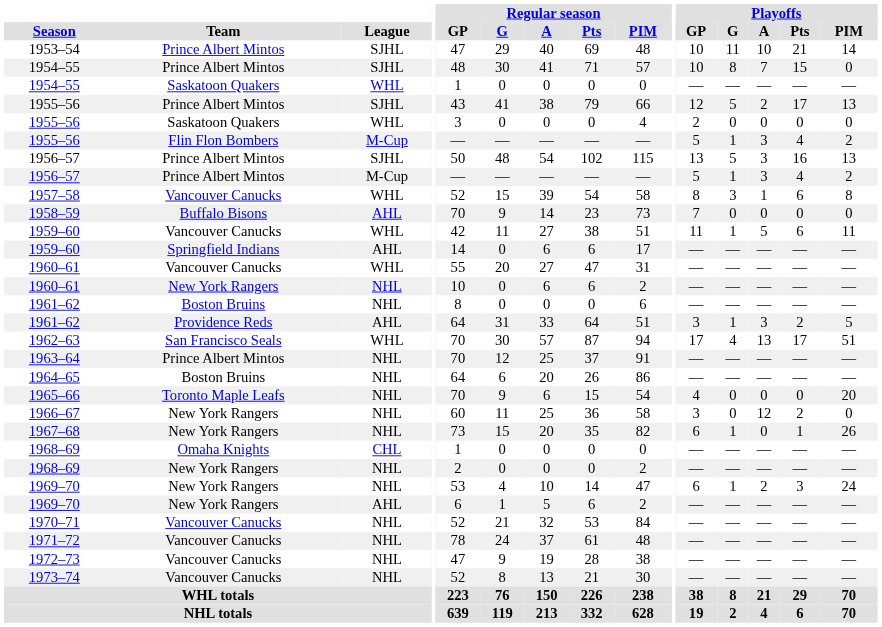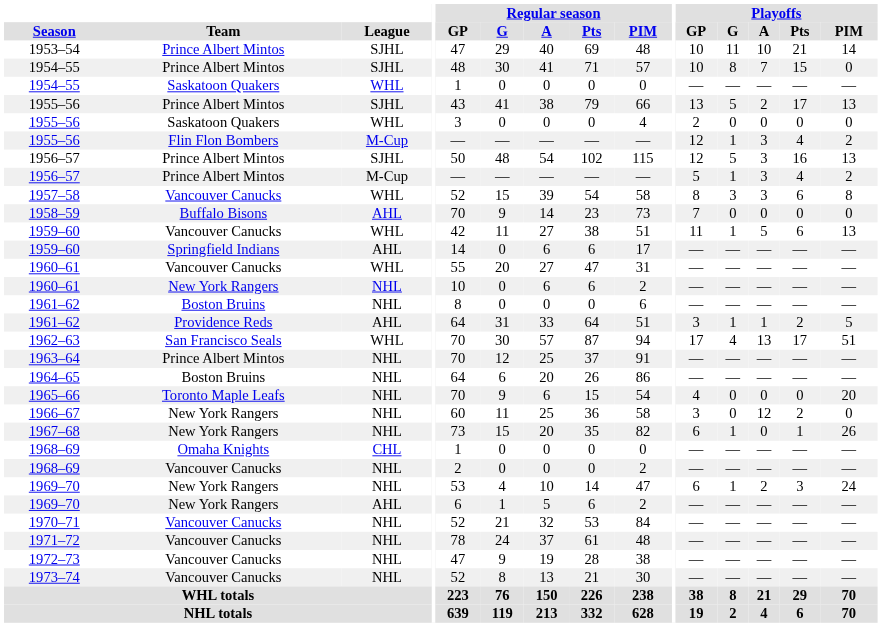(696, 104) 12 -> (696, 104) 13
(696, 140) 5 -> (696, 140) 12
(696, 158) 13 -> (696, 158) 12
(764, 195) 1 -> (764, 195) 3
(849, 231) 11 -> (849, 231) 13
(764, 322) 3 -> (764, 322) 1
(223, 468) New York Rangers -> (223, 468) Vancouver Canucks
